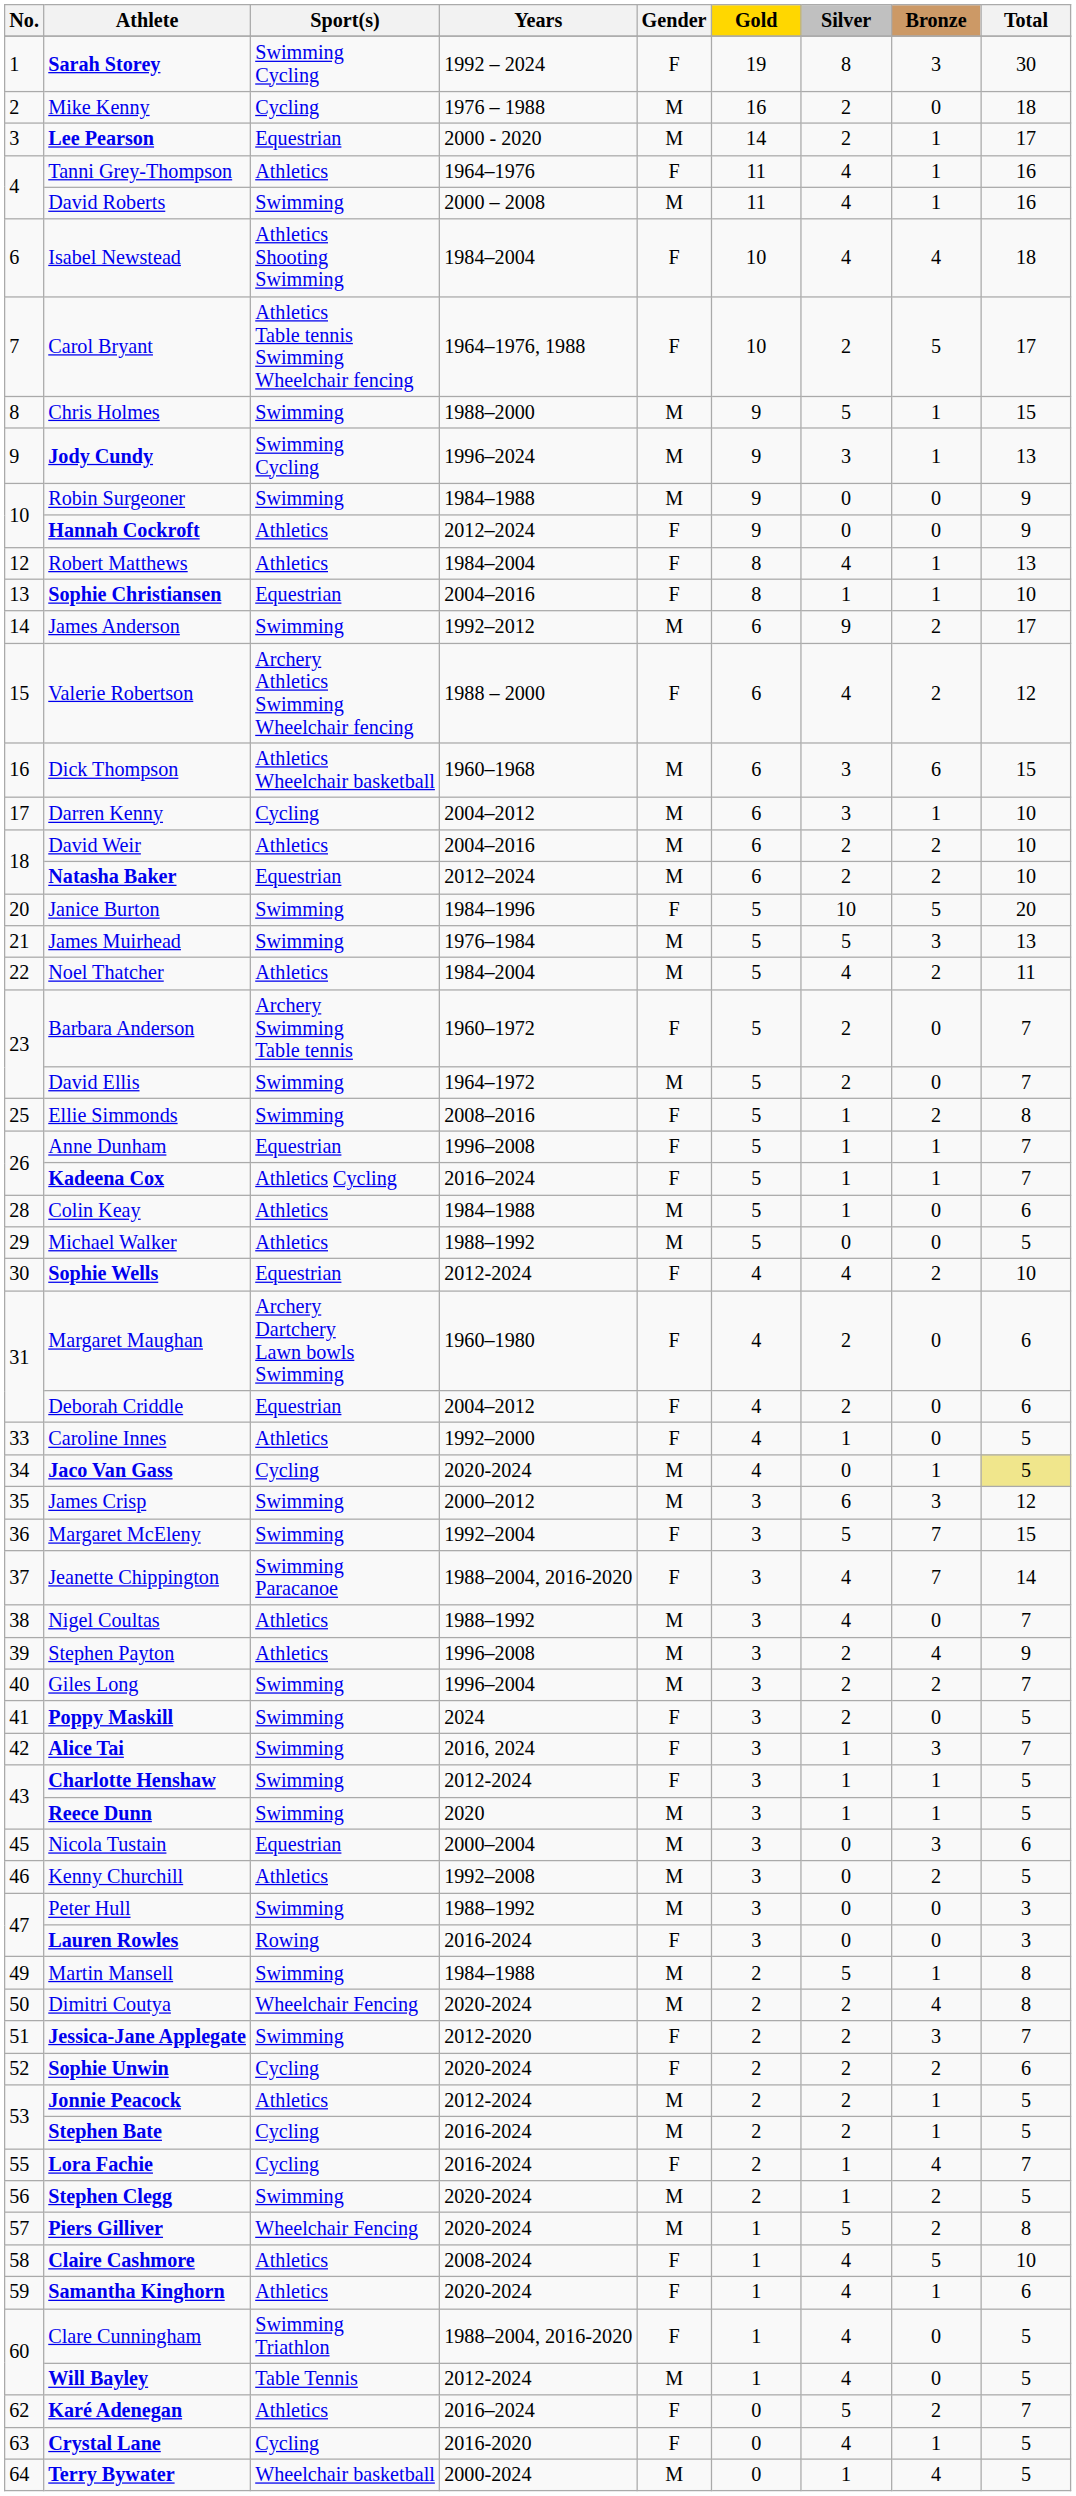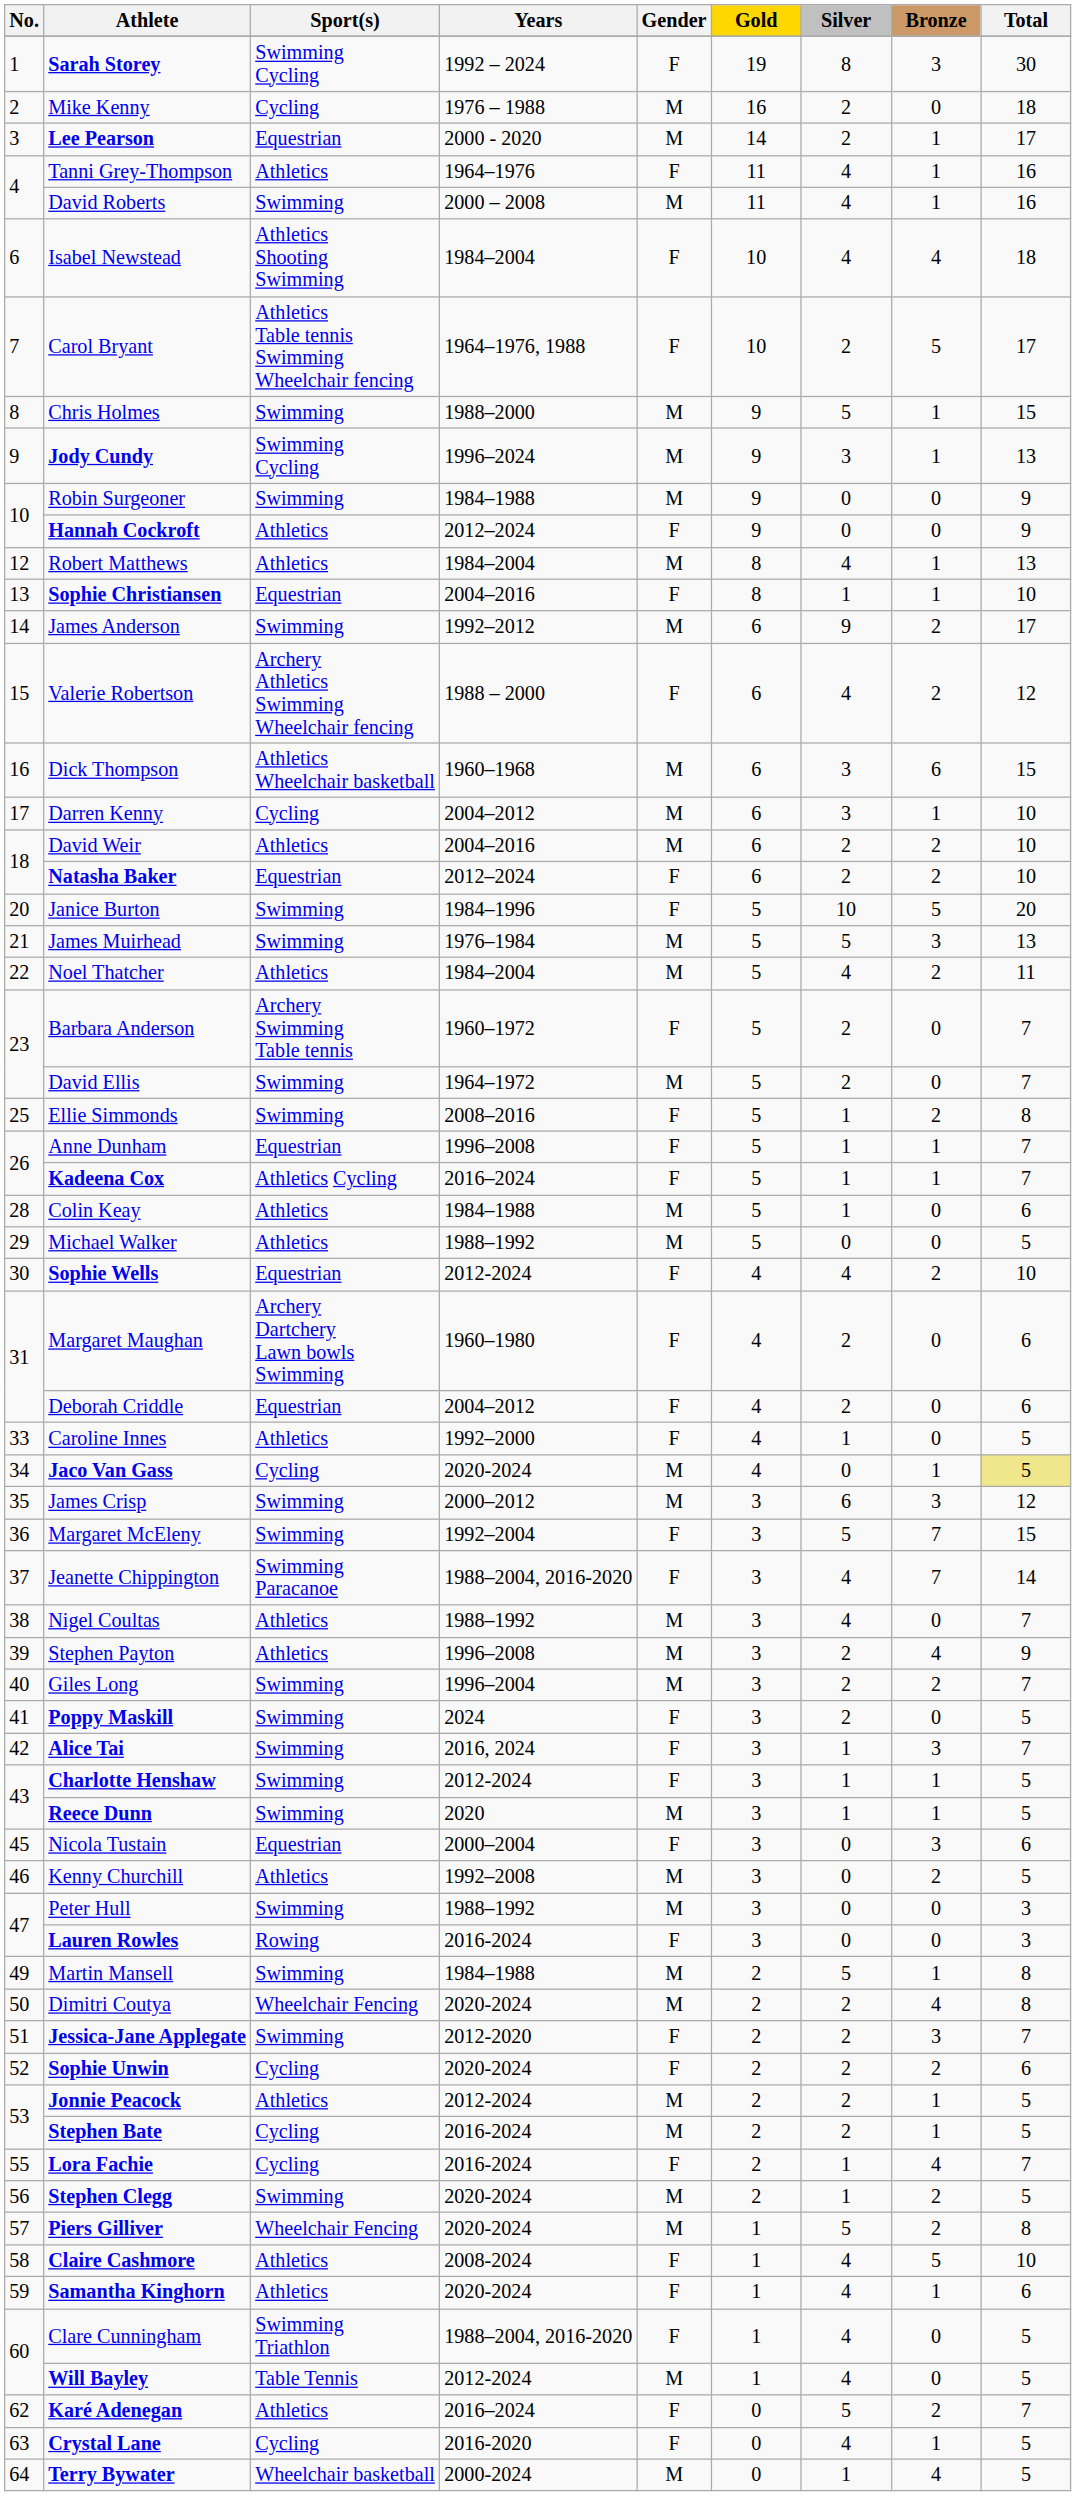(674, 562) F -> (674, 562) M
(674, 877) M -> (674, 877) F
(674, 1844) M -> (674, 1844) F
